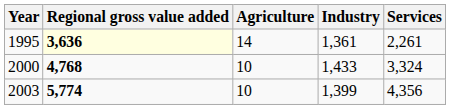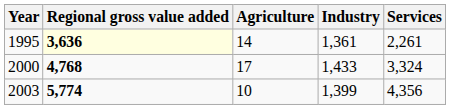(244, 66) 10 -> (244, 66) 17
